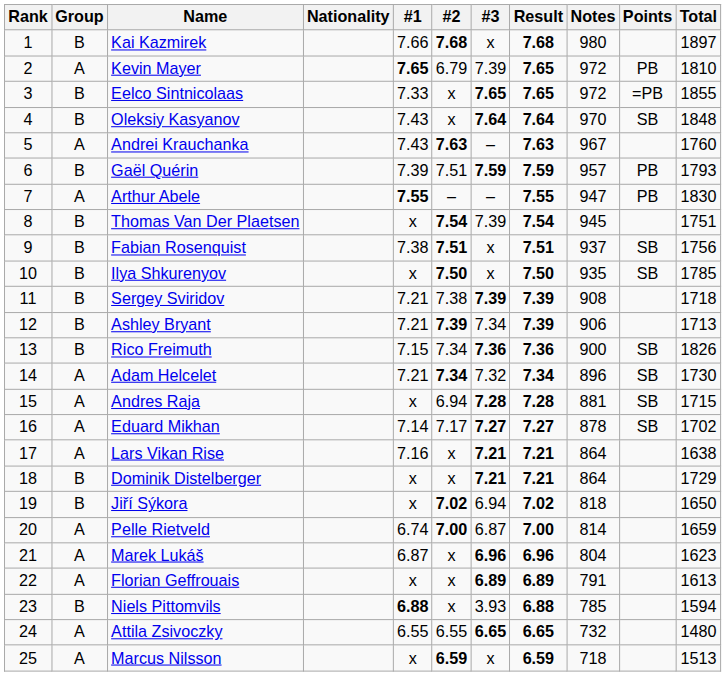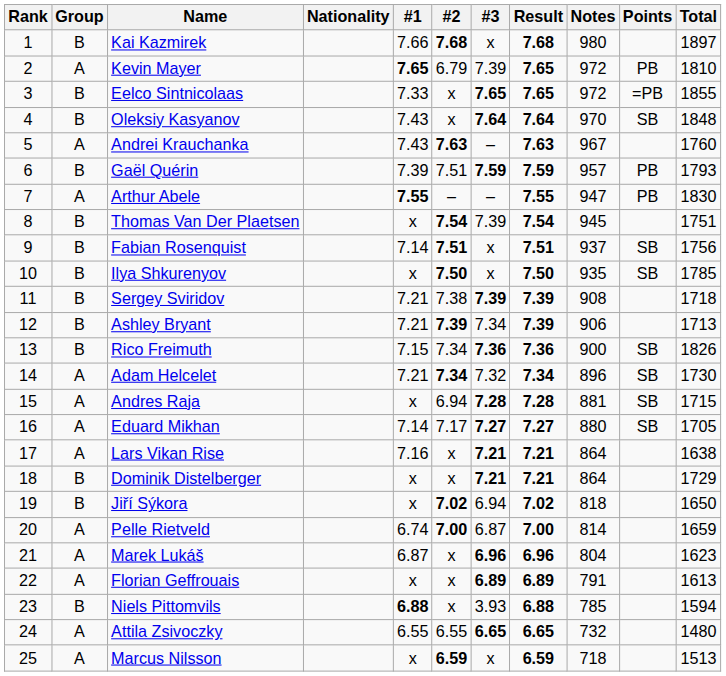(413, 247) 7.38 -> (413, 247) 7.14
(593, 427) 878 -> (593, 427) 880
(698, 427) 1702 -> (698, 427) 1705
